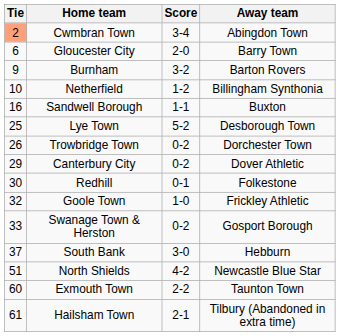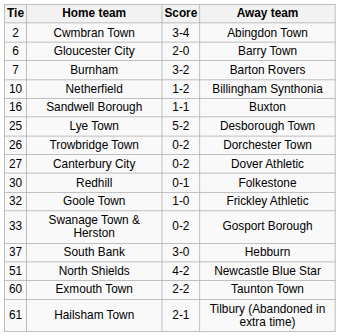(16, 32) lightsalmon background -> (16, 32) no background
(16, 70) 9 -> (16, 70) 7
(16, 164) 29 -> (16, 164) 27
